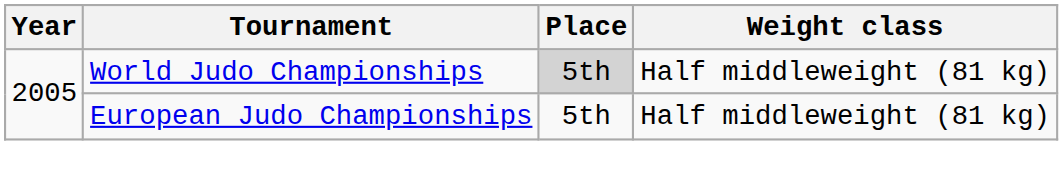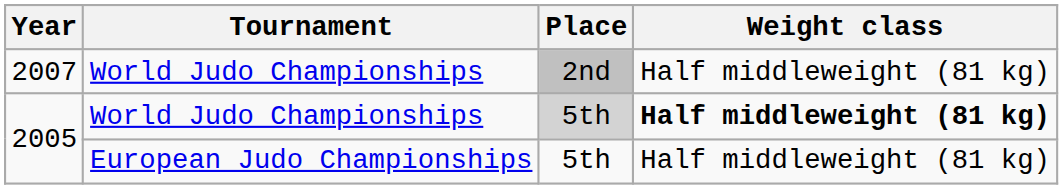+ row: (44, 72)
(845, 72) normal -> (845, 116) bold
